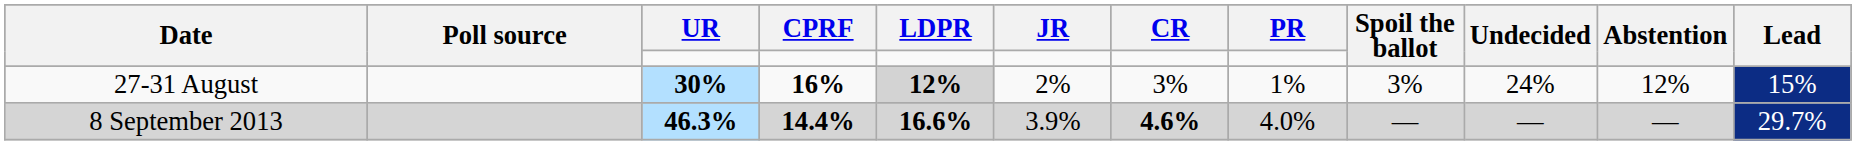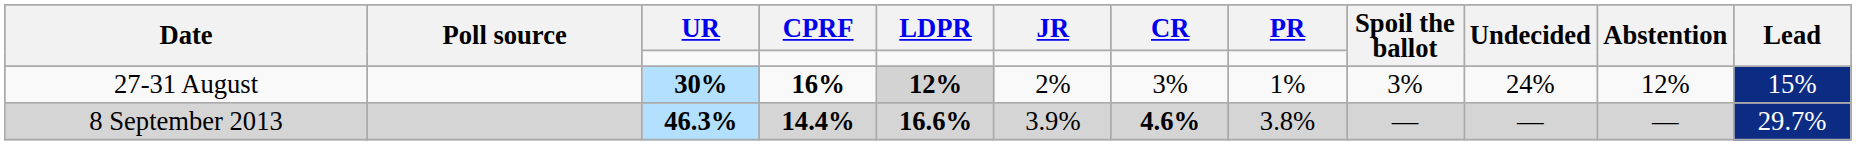(1288, 121) 4.0% -> (1288, 121) 3.8%
